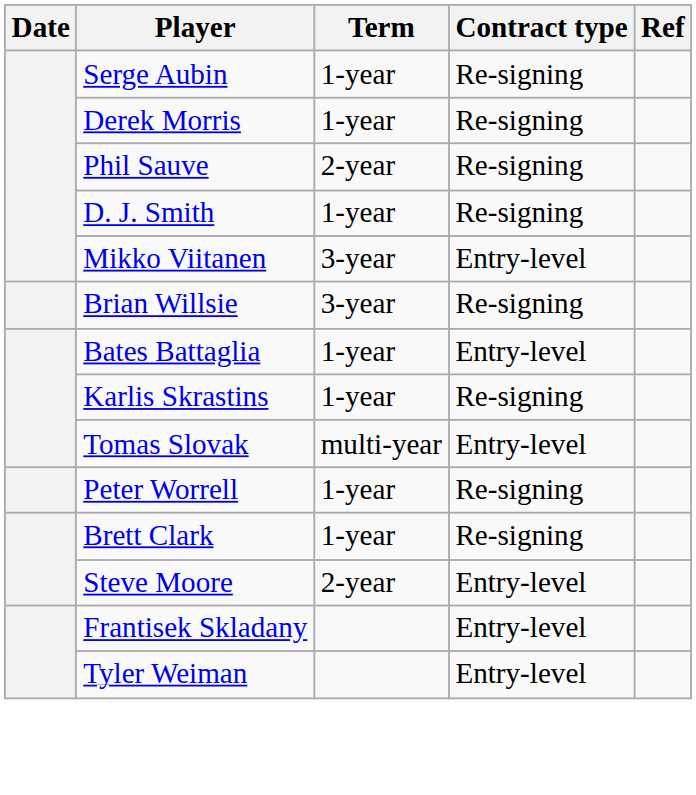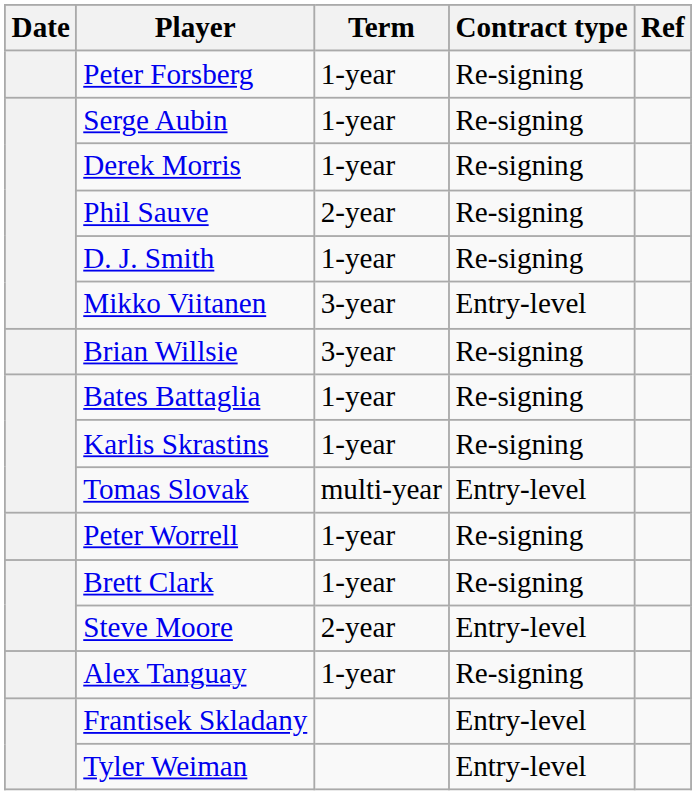+ row: (168, 73)
(521, 350) Entry-level -> (519, 397) Re-signing
+ row: (165, 674)
